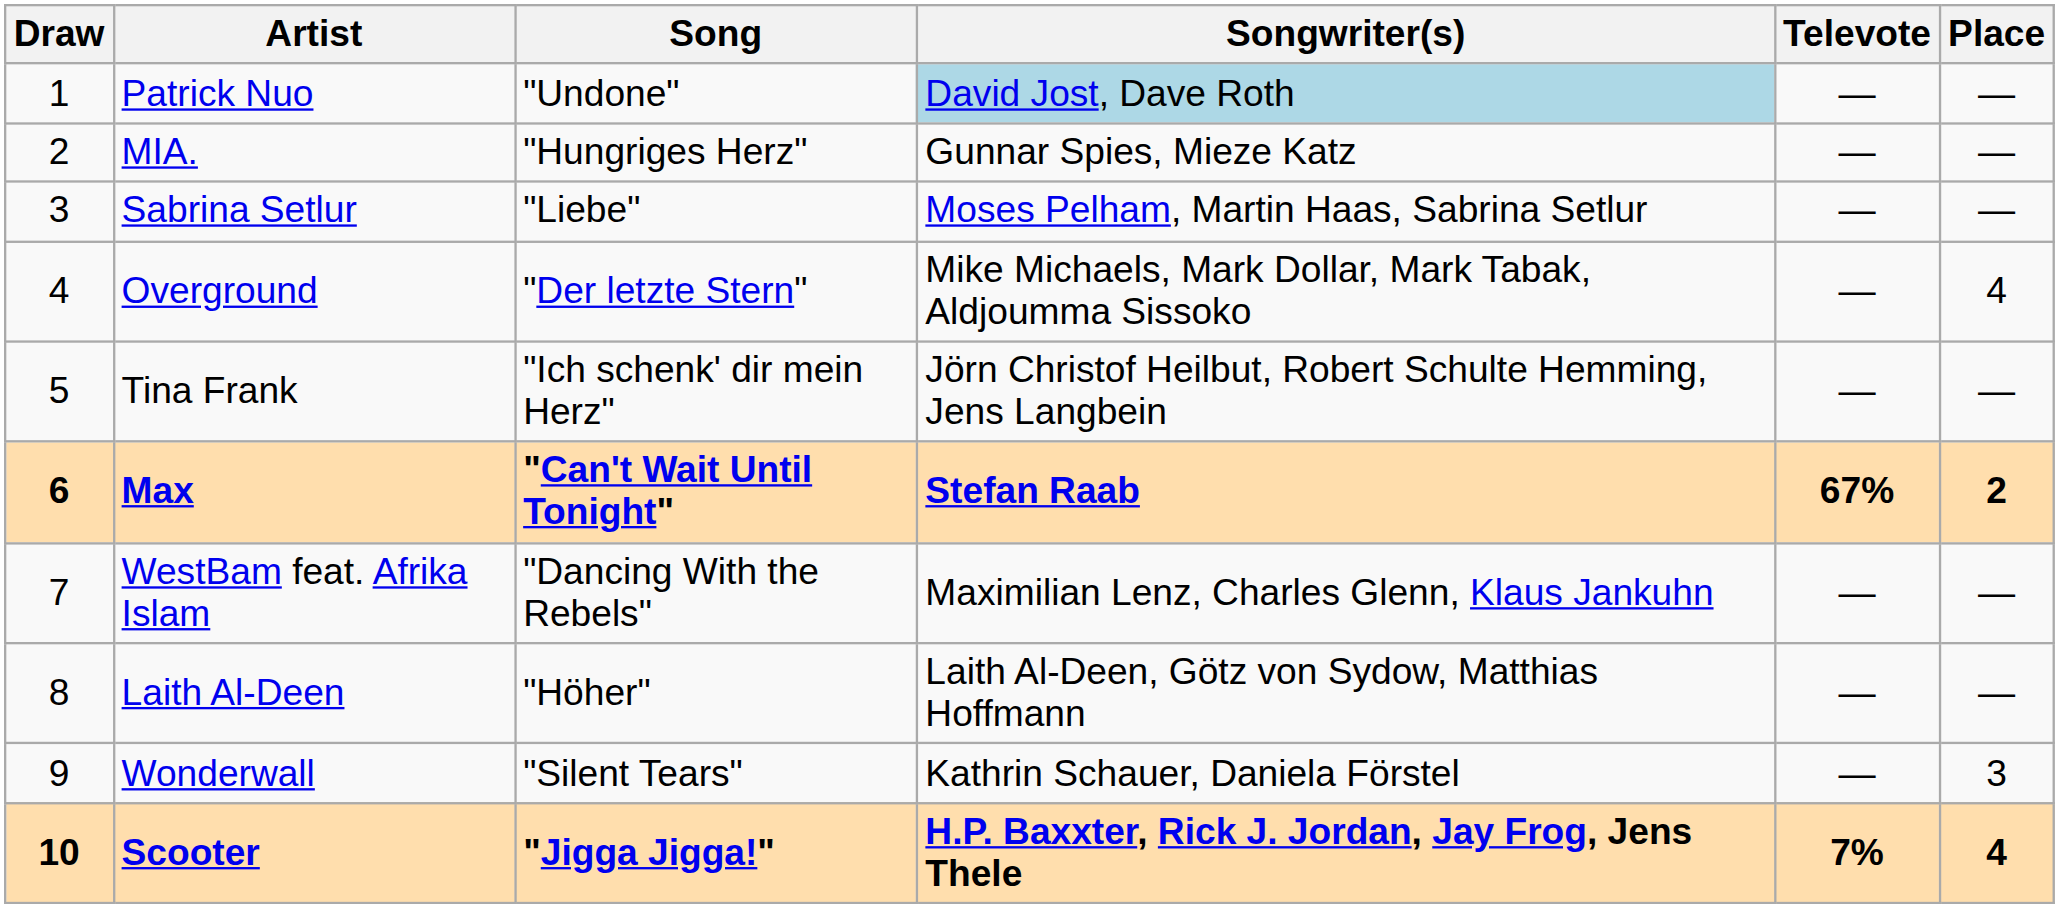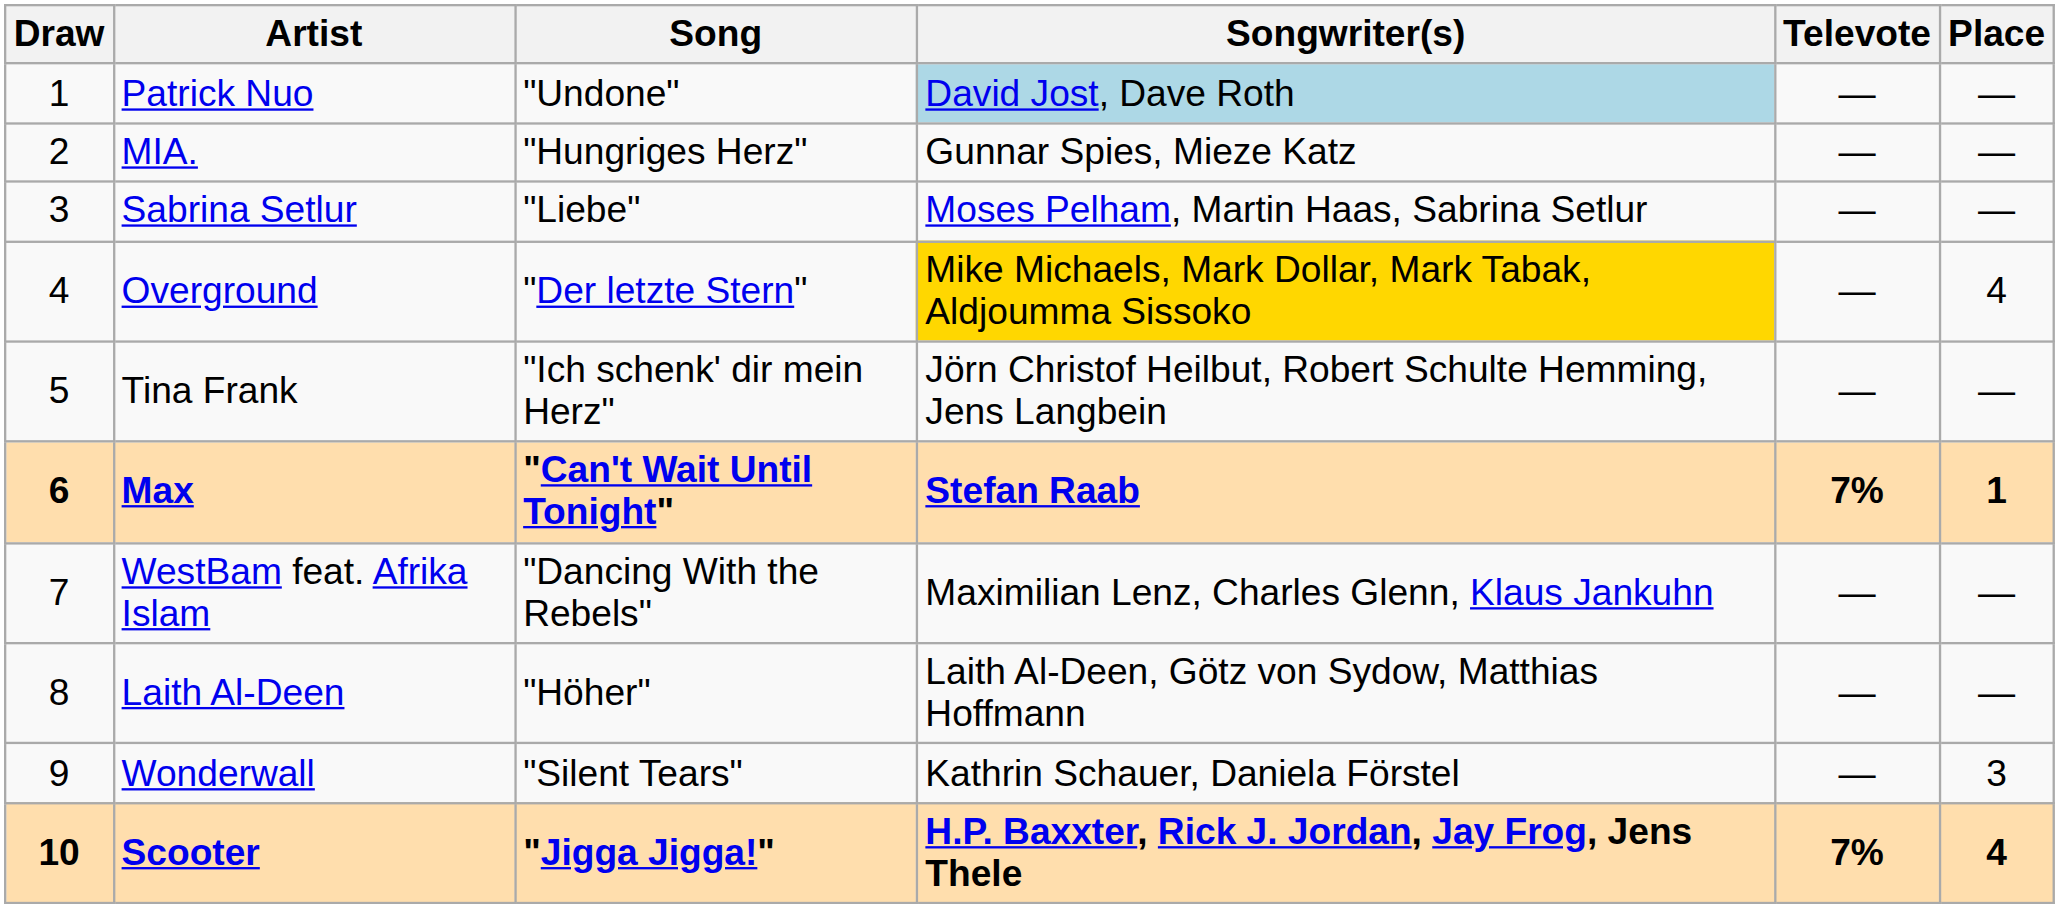(1258, 290) no background -> (1258, 290) gold background
(1857, 491) 67% -> (1857, 491) 7%
(1997, 491) 2 -> (1997, 491) 1
